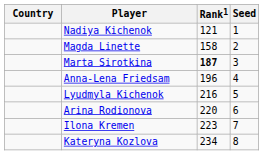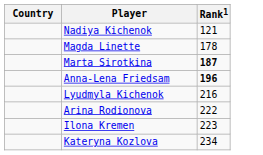- column: (244, 14)
(209, 47) 158 -> (209, 47) 178
(209, 78) normal -> (209, 78) bold
(209, 110) 220 -> (209, 110) 222
